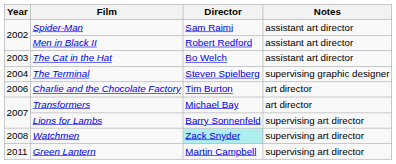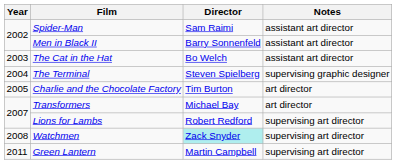(219, 43) Robert Redford -> (223, 43) Barry Sonnenfeld
(17, 89) 2006 -> (17, 89) 2005
(223, 120) Barry Sonnenfeld -> (219, 120) Robert Redford
